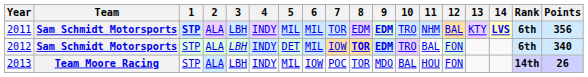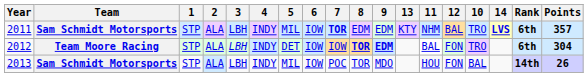columns swapped: (407, 13) <-> (477, 13)
(191, 30) bold -> (191, 30) normal
(314, 30) MIL -> (314, 30) IOW
(337, 30) normal -> (337, 30) bold
(384, 30) bold -> (384, 30) normal
(563, 30) 356 -> (563, 30) 357
(107, 47) Sam Schmidt Motorsports -> (107, 47) Team Moore Racing
(314, 47) MIL -> (314, 47) IOW
(563, 47) 340 -> (563, 47) 304
(107, 64) Team Moore Racing -> (107, 64) Sam Schmidt Motorsports
